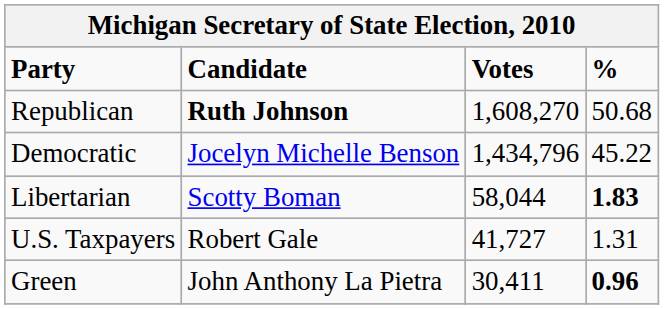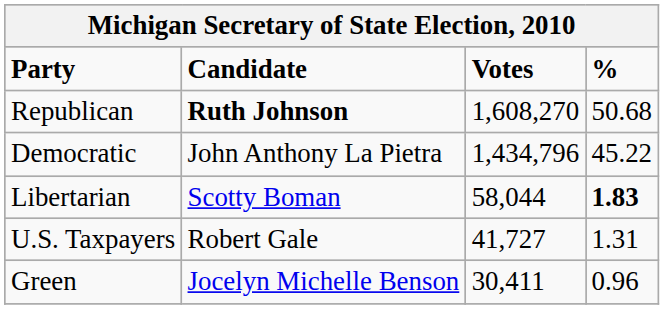(323, 153) Jocelyn Michelle Benson -> (315, 153) John Anthony La Pietra
(315, 281) John Anthony La Pietra -> (323, 281) Jocelyn Michelle Benson
(615, 281) bold -> (615, 281) normal
